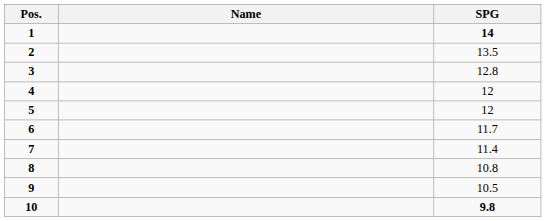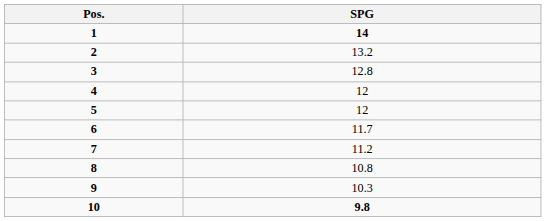- column: (246, 14)
(487, 52) 13.5 -> (362, 52) 13.2
(487, 149) 11.4 -> (362, 149) 11.2
(487, 187) 10.5 -> (362, 187) 10.3
